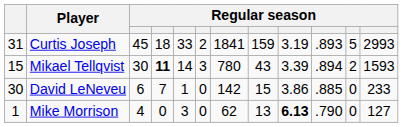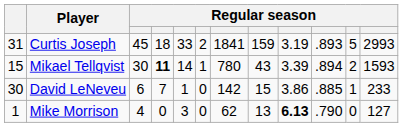(203, 66) 3 -> (203, 66) 1
(353, 89) 0 -> (353, 89) 1
